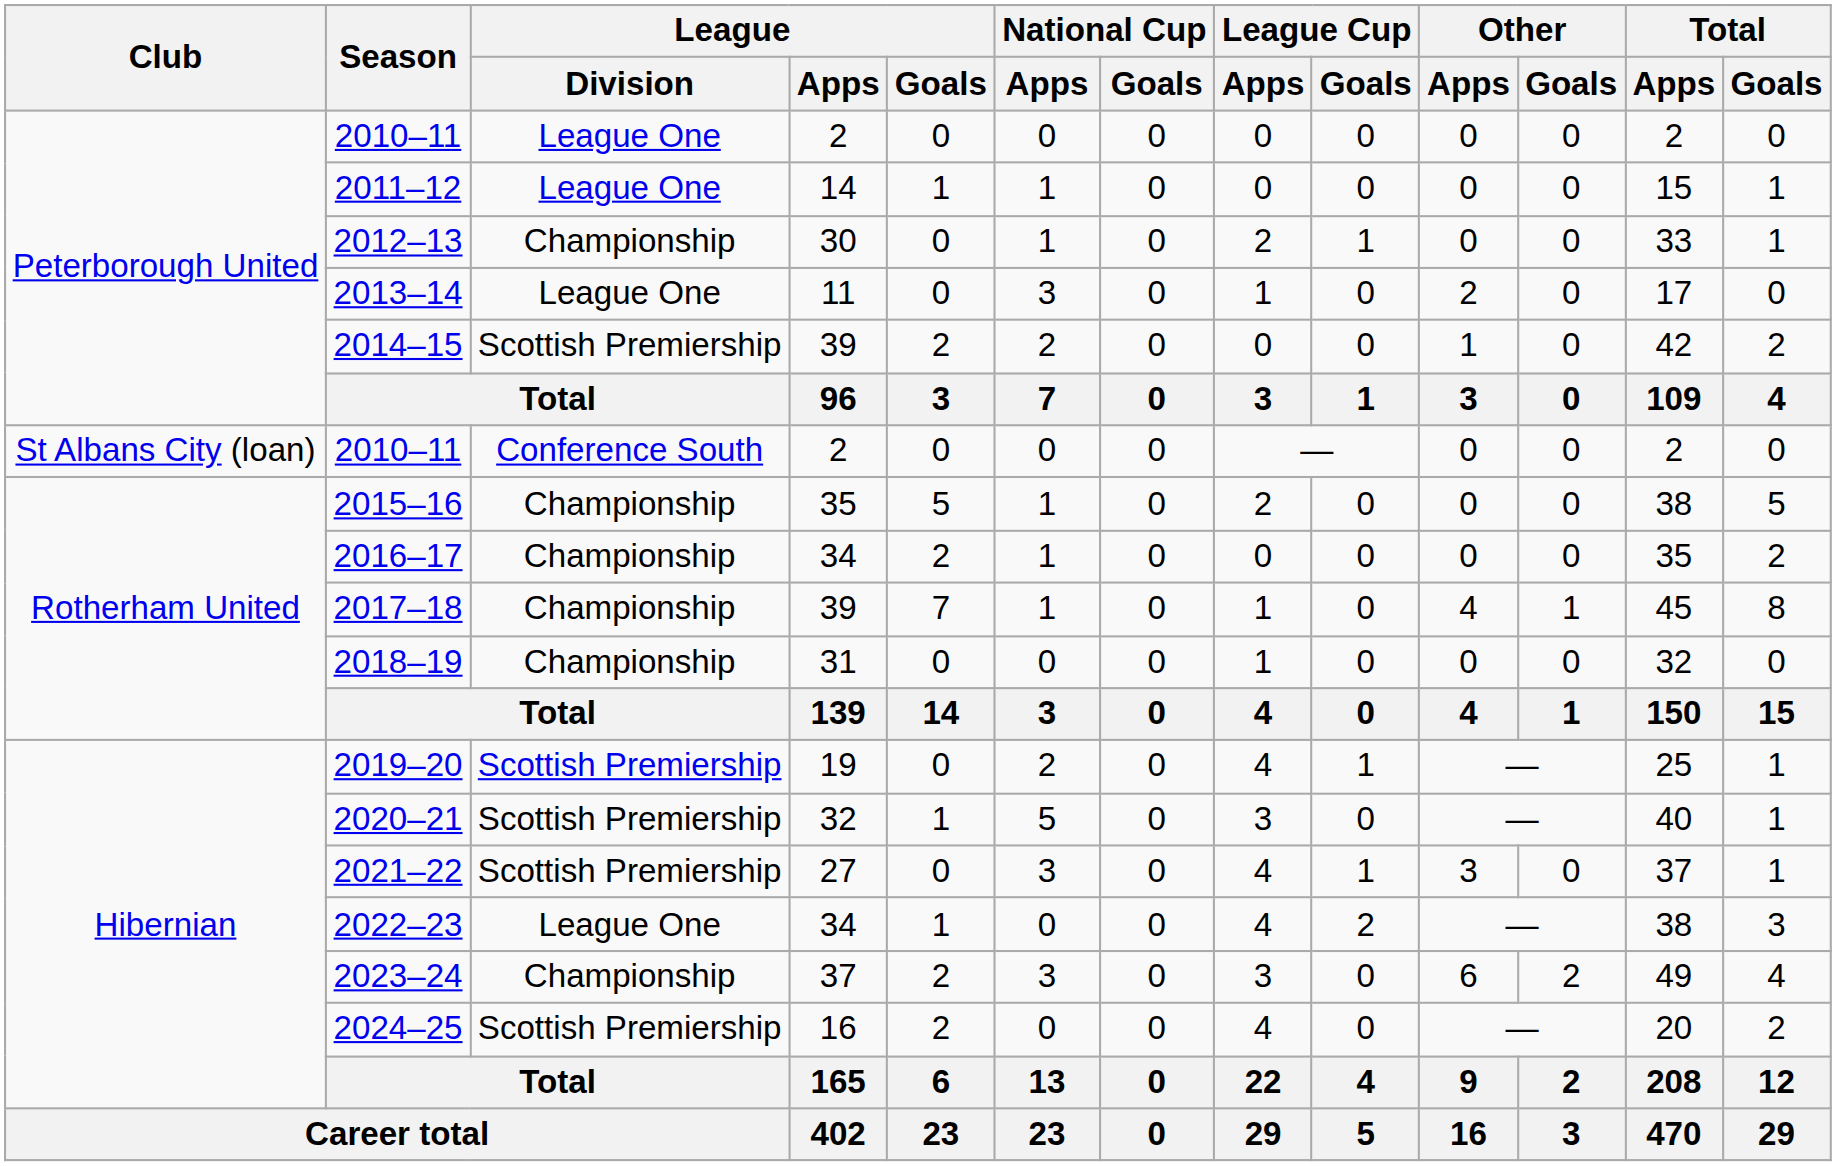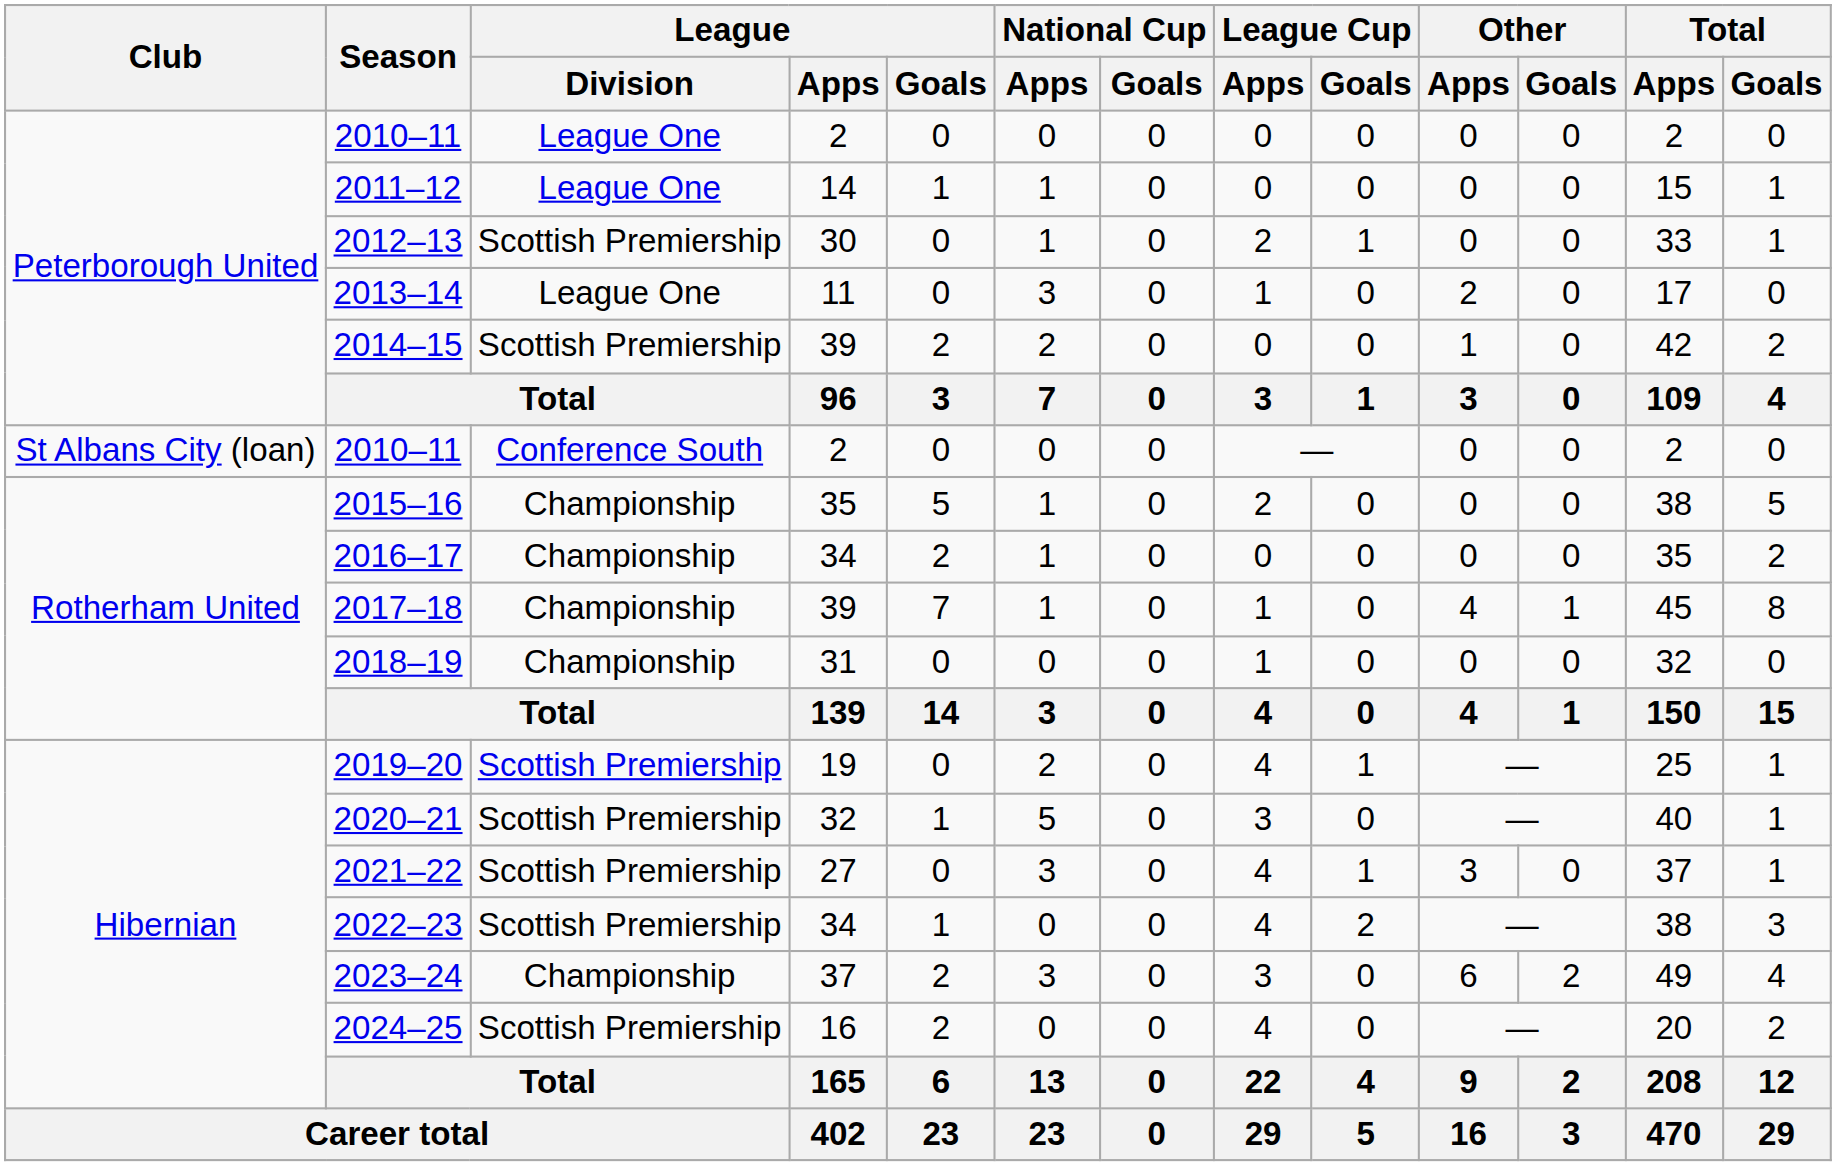(630, 240) Championship -> (630, 240) Scottish Premiership
(630, 923) League One -> (630, 923) Scottish Premiership
